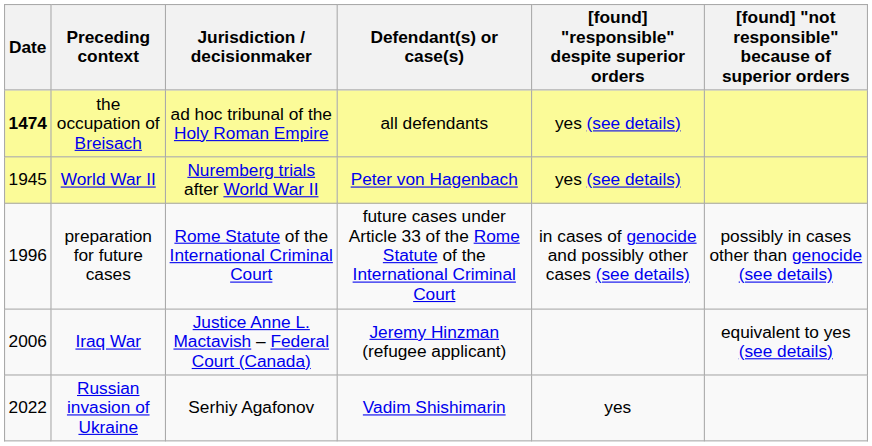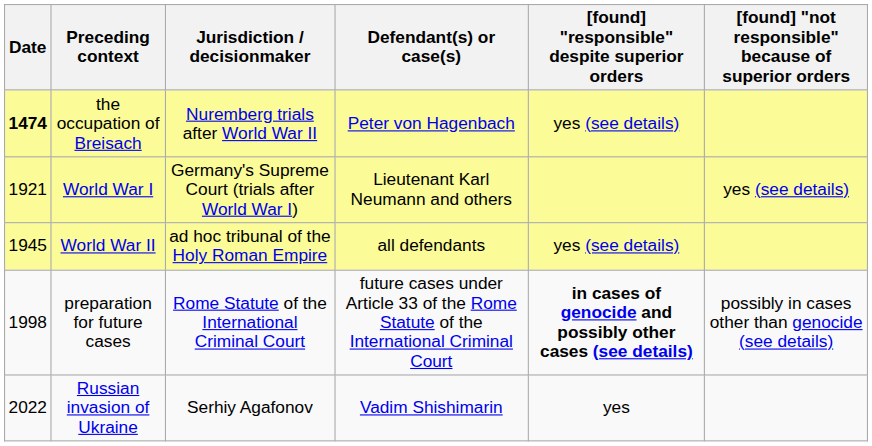(251, 123) ad hoc tribunal of the Holy Roman Empire -> (250, 123) Nuremberg trials after World War II
(434, 123) all defendants -> (431, 123) Peter von Hagenbach
+ row: (108, 189)
(251, 179) Nuremberg trials after World War II -> (250, 246) ad hoc tribunal of the Holy Roman Empire
(434, 179) Peter von Hagenbach -> (431, 246) all defendants
(28, 255) 1996 -> (28, 322) 1998
(618, 255) normal -> (616, 322) bold
- row: (108, 341)
